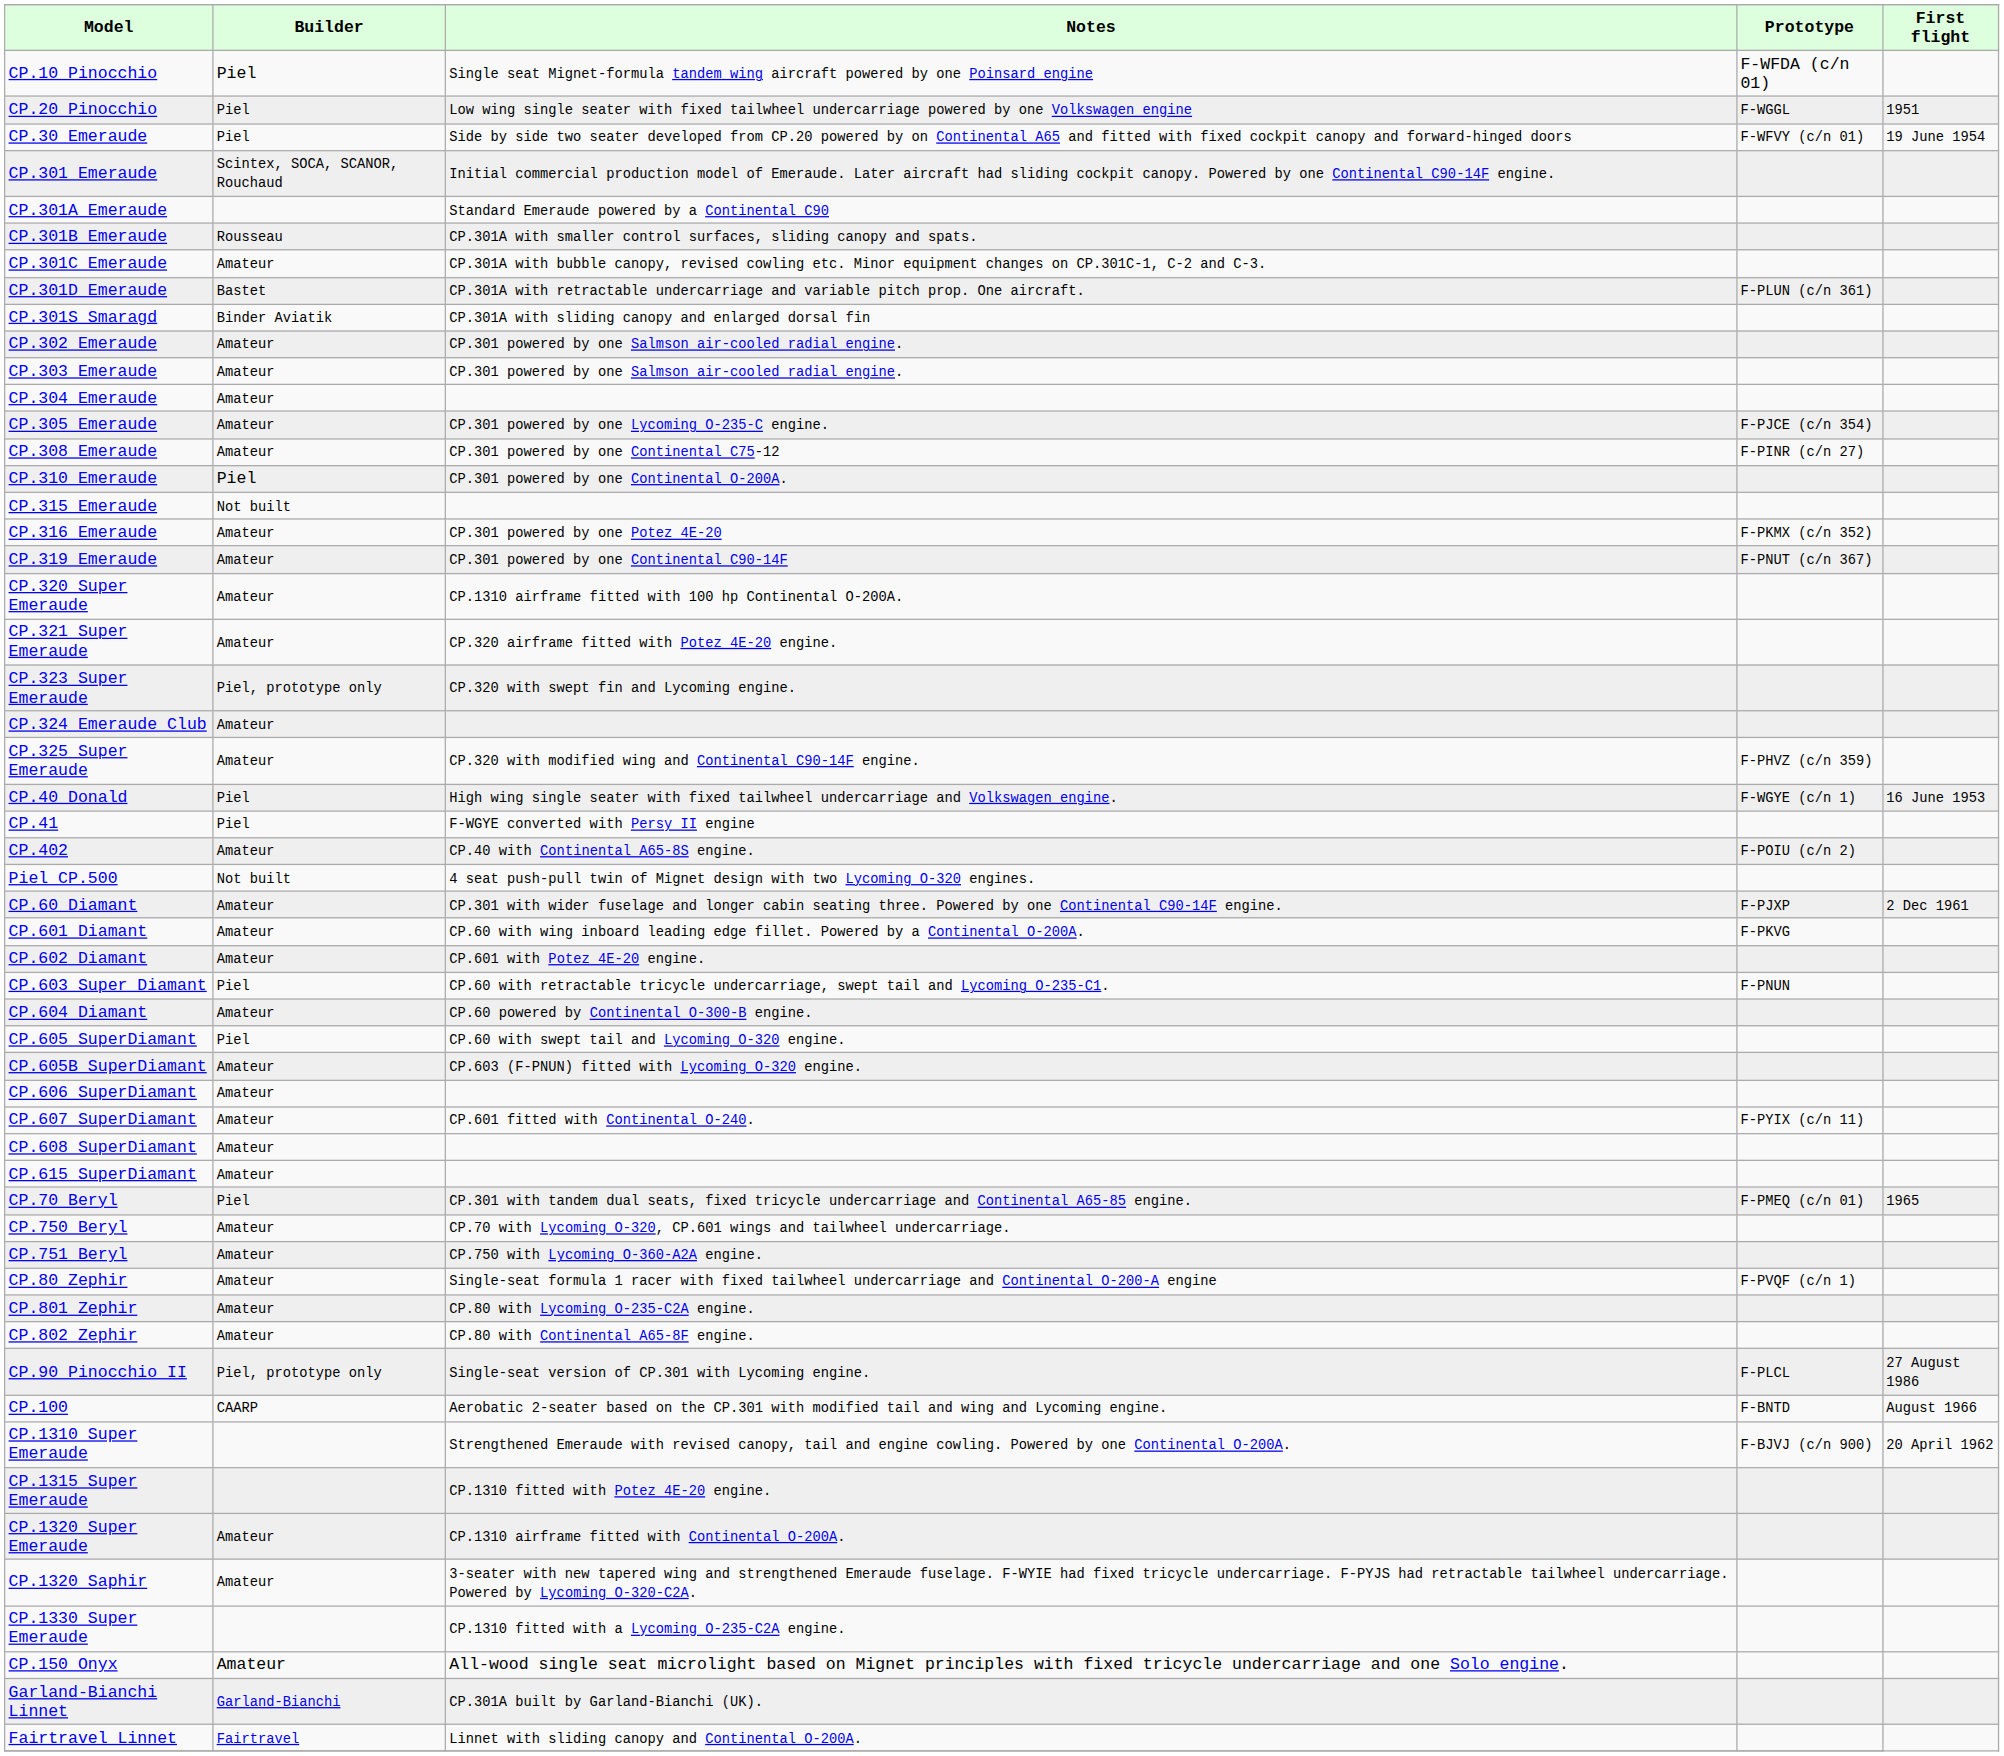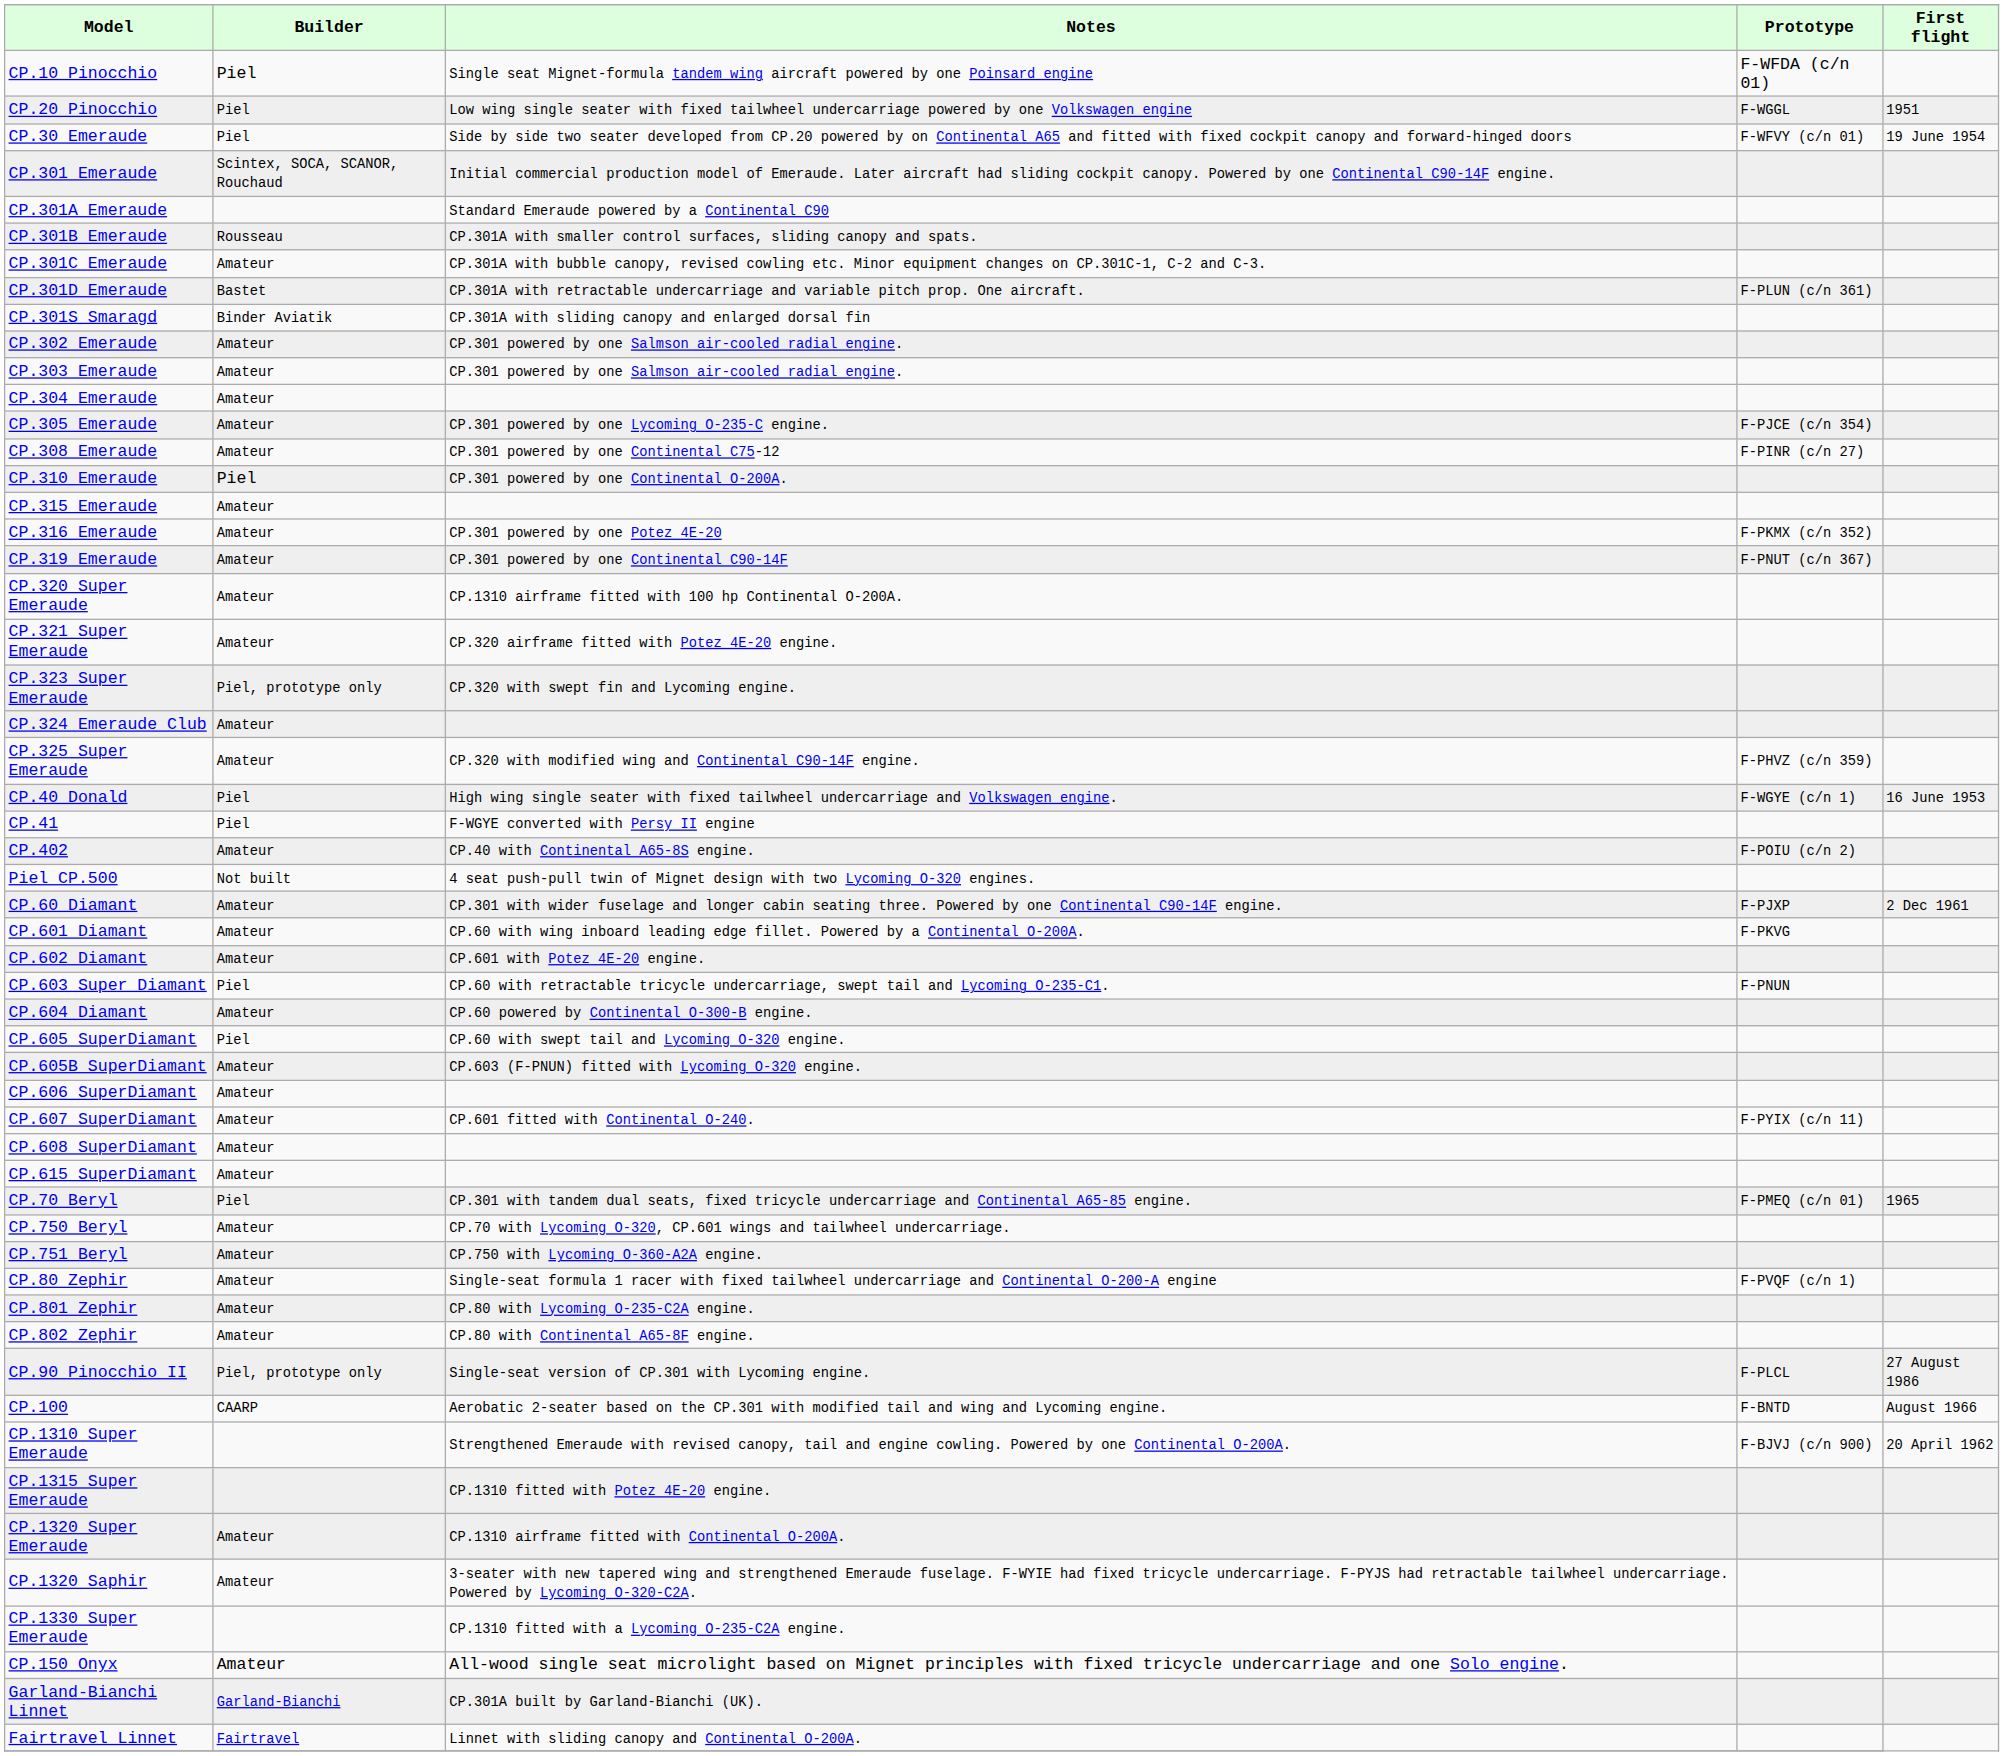(254, 506) Not built -> (246, 506) Amateur
